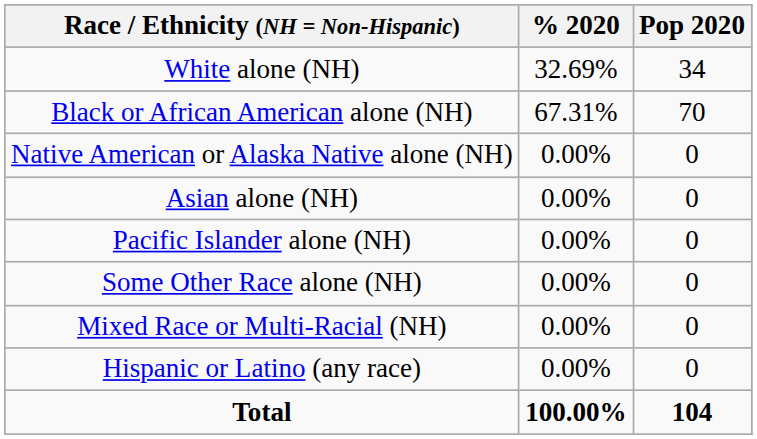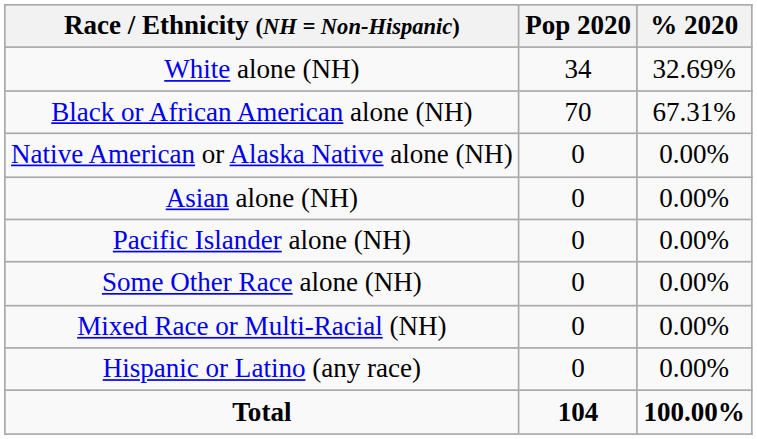columns swapped: (692, 25) <-> (576, 25)
